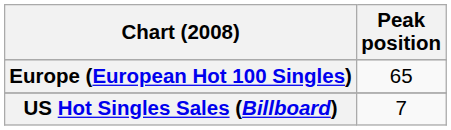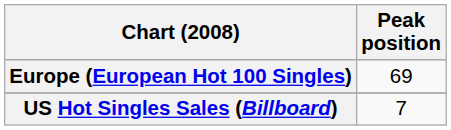(401, 76) 65 -> (401, 76) 69
